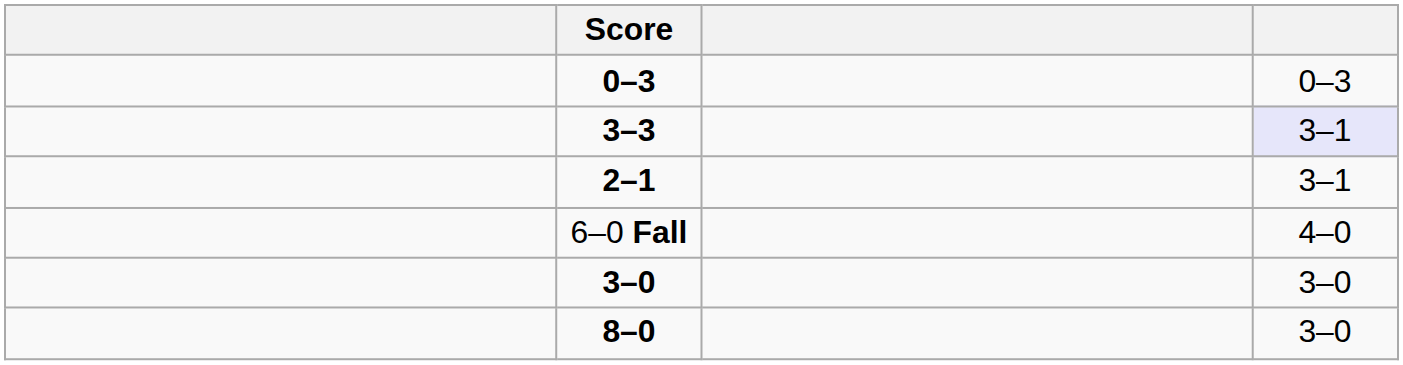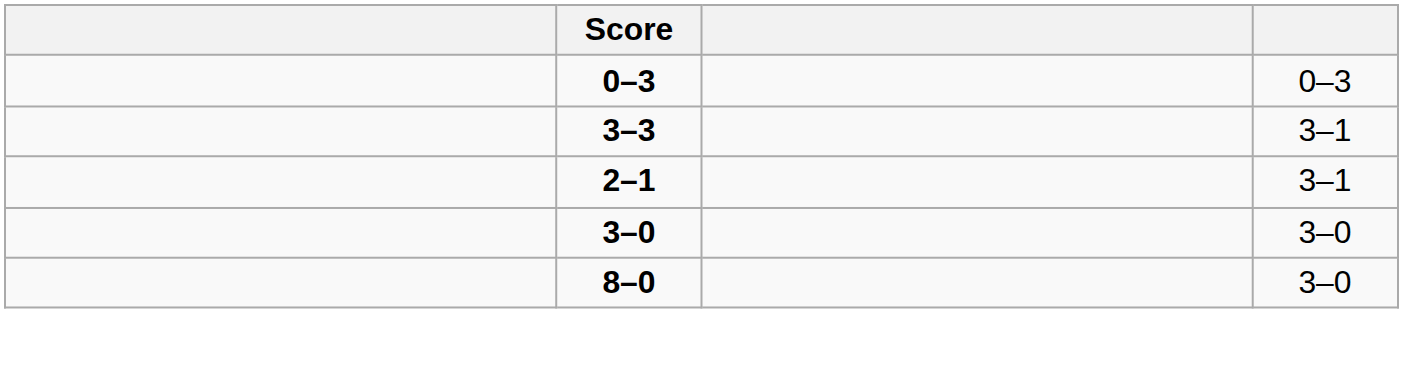(1325, 130) lavender background -> (1325, 130) no background
- row: (629, 231)
